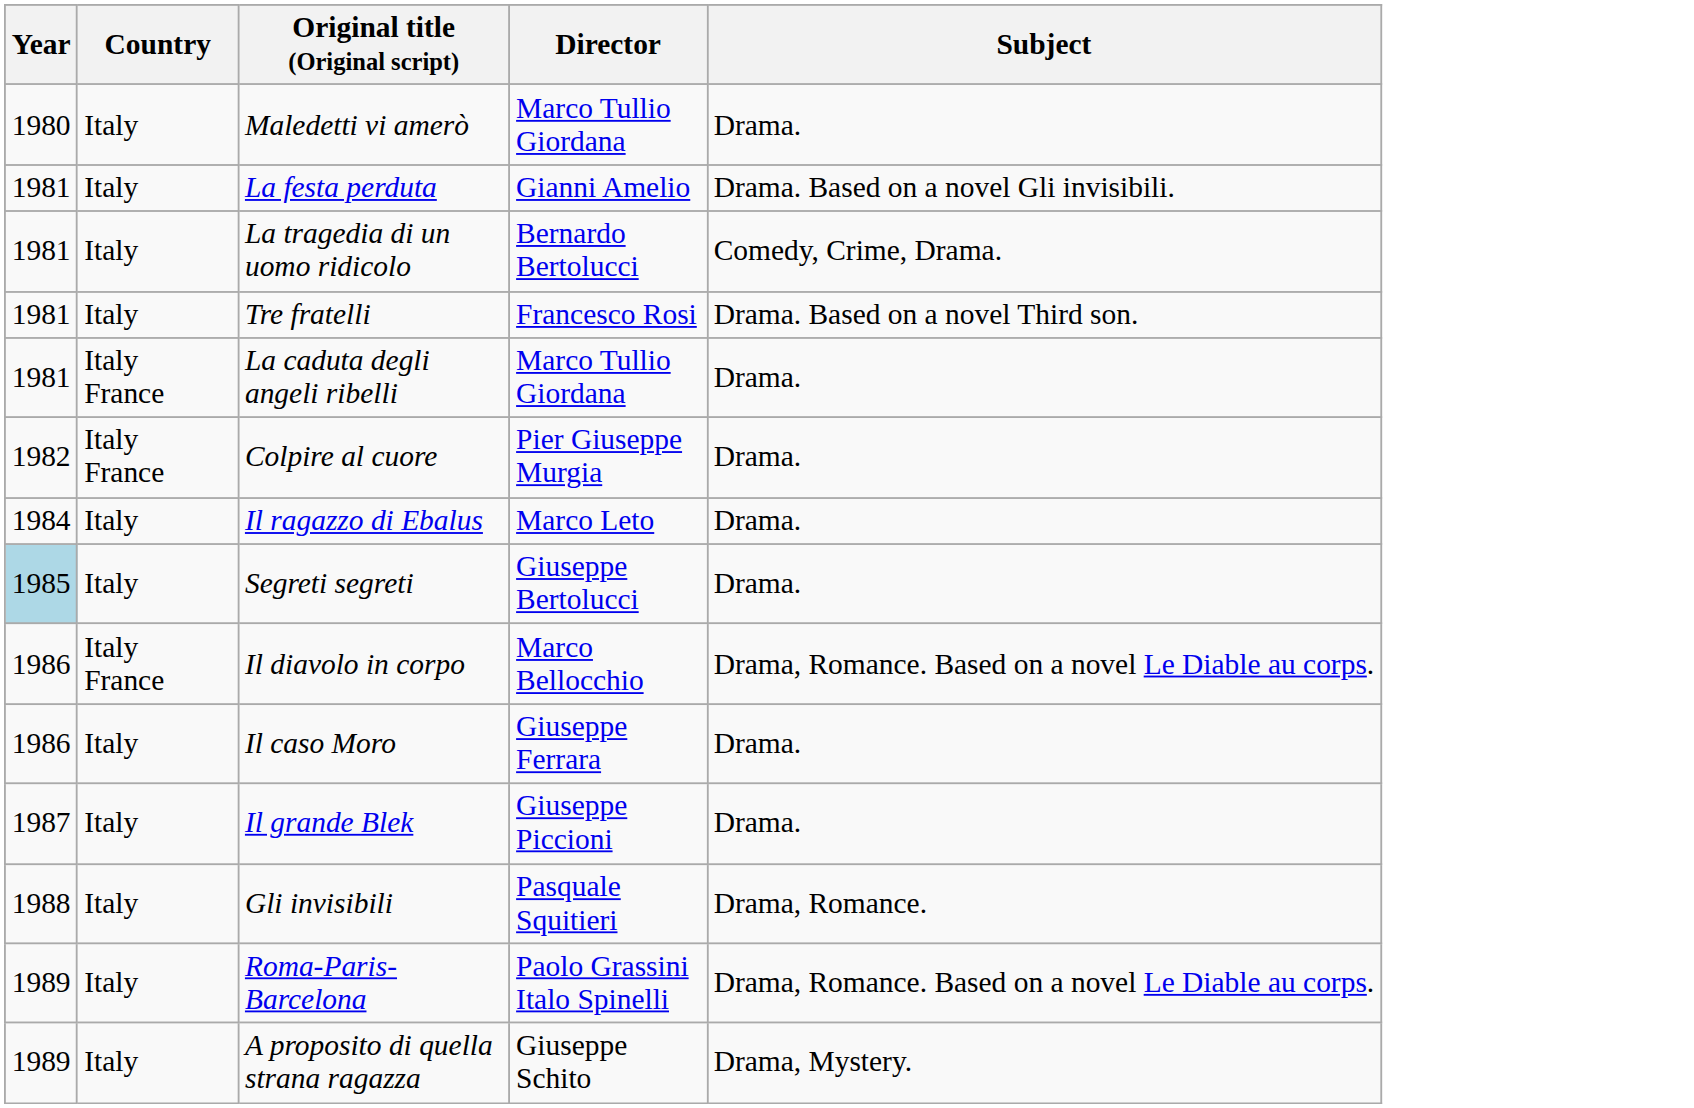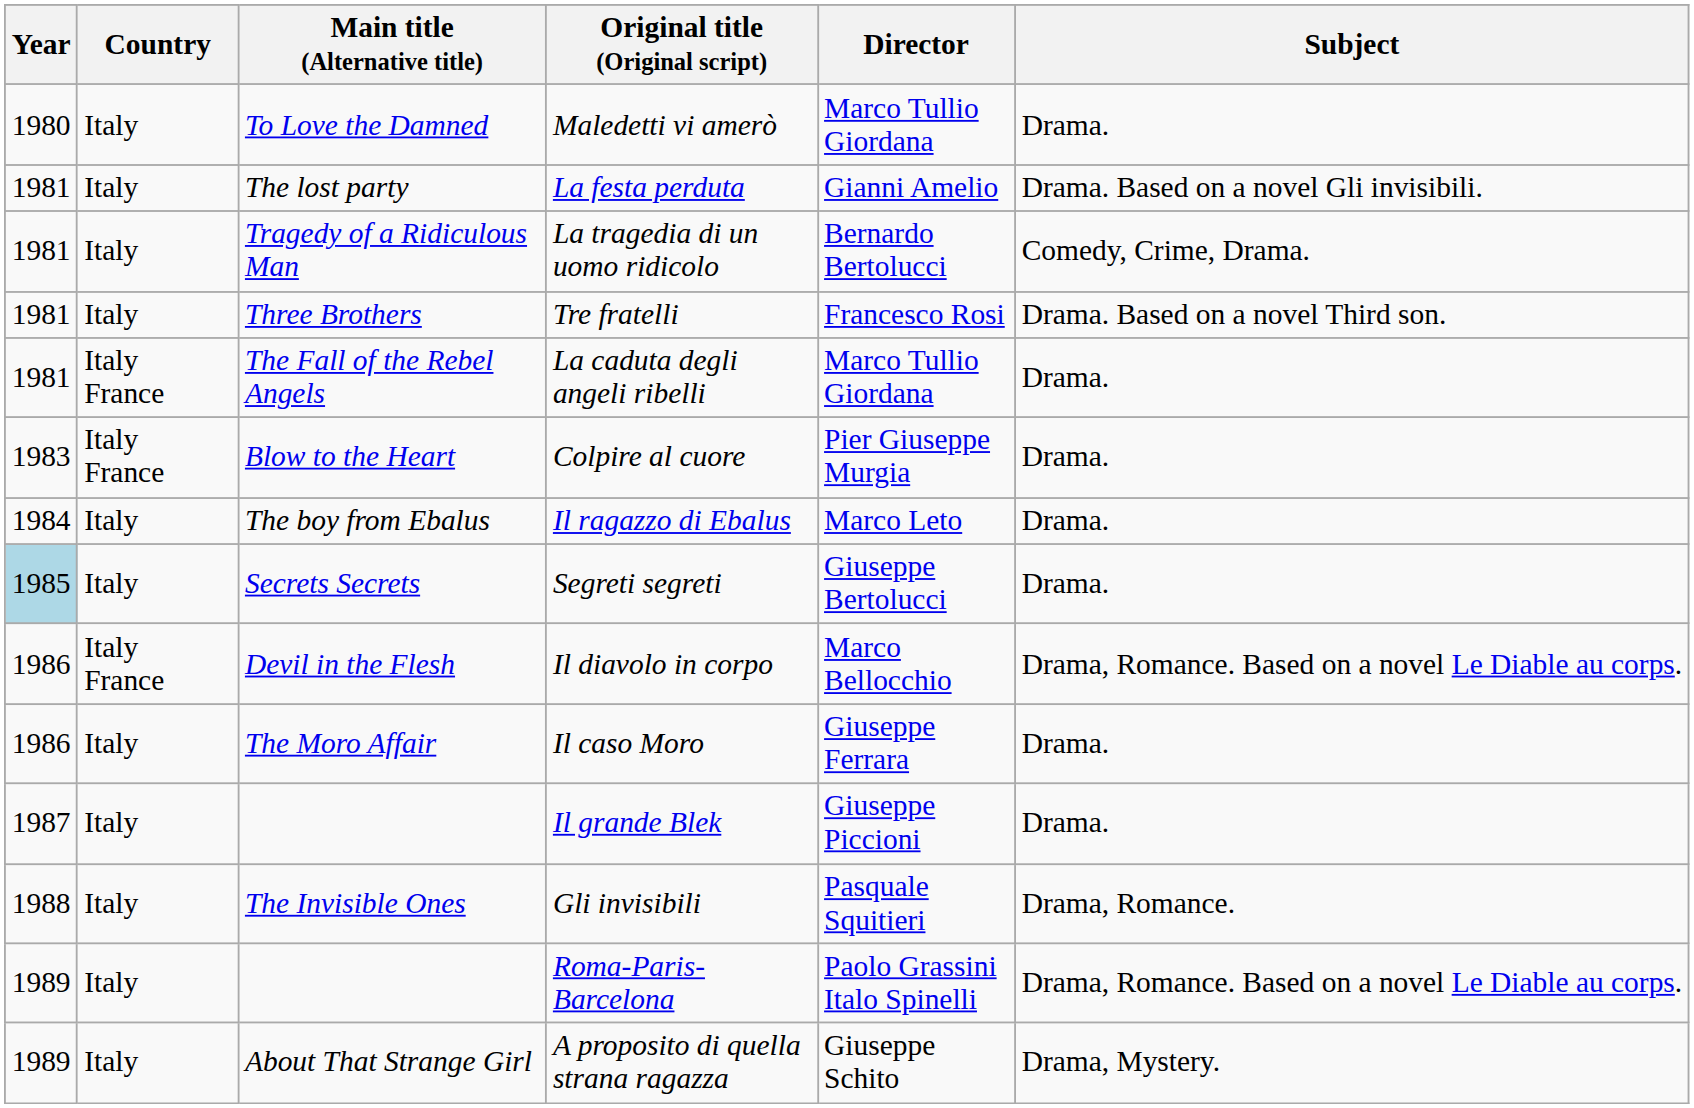+ column: (392, 44)
(41, 457) 1982 -> (41, 457) 1983
